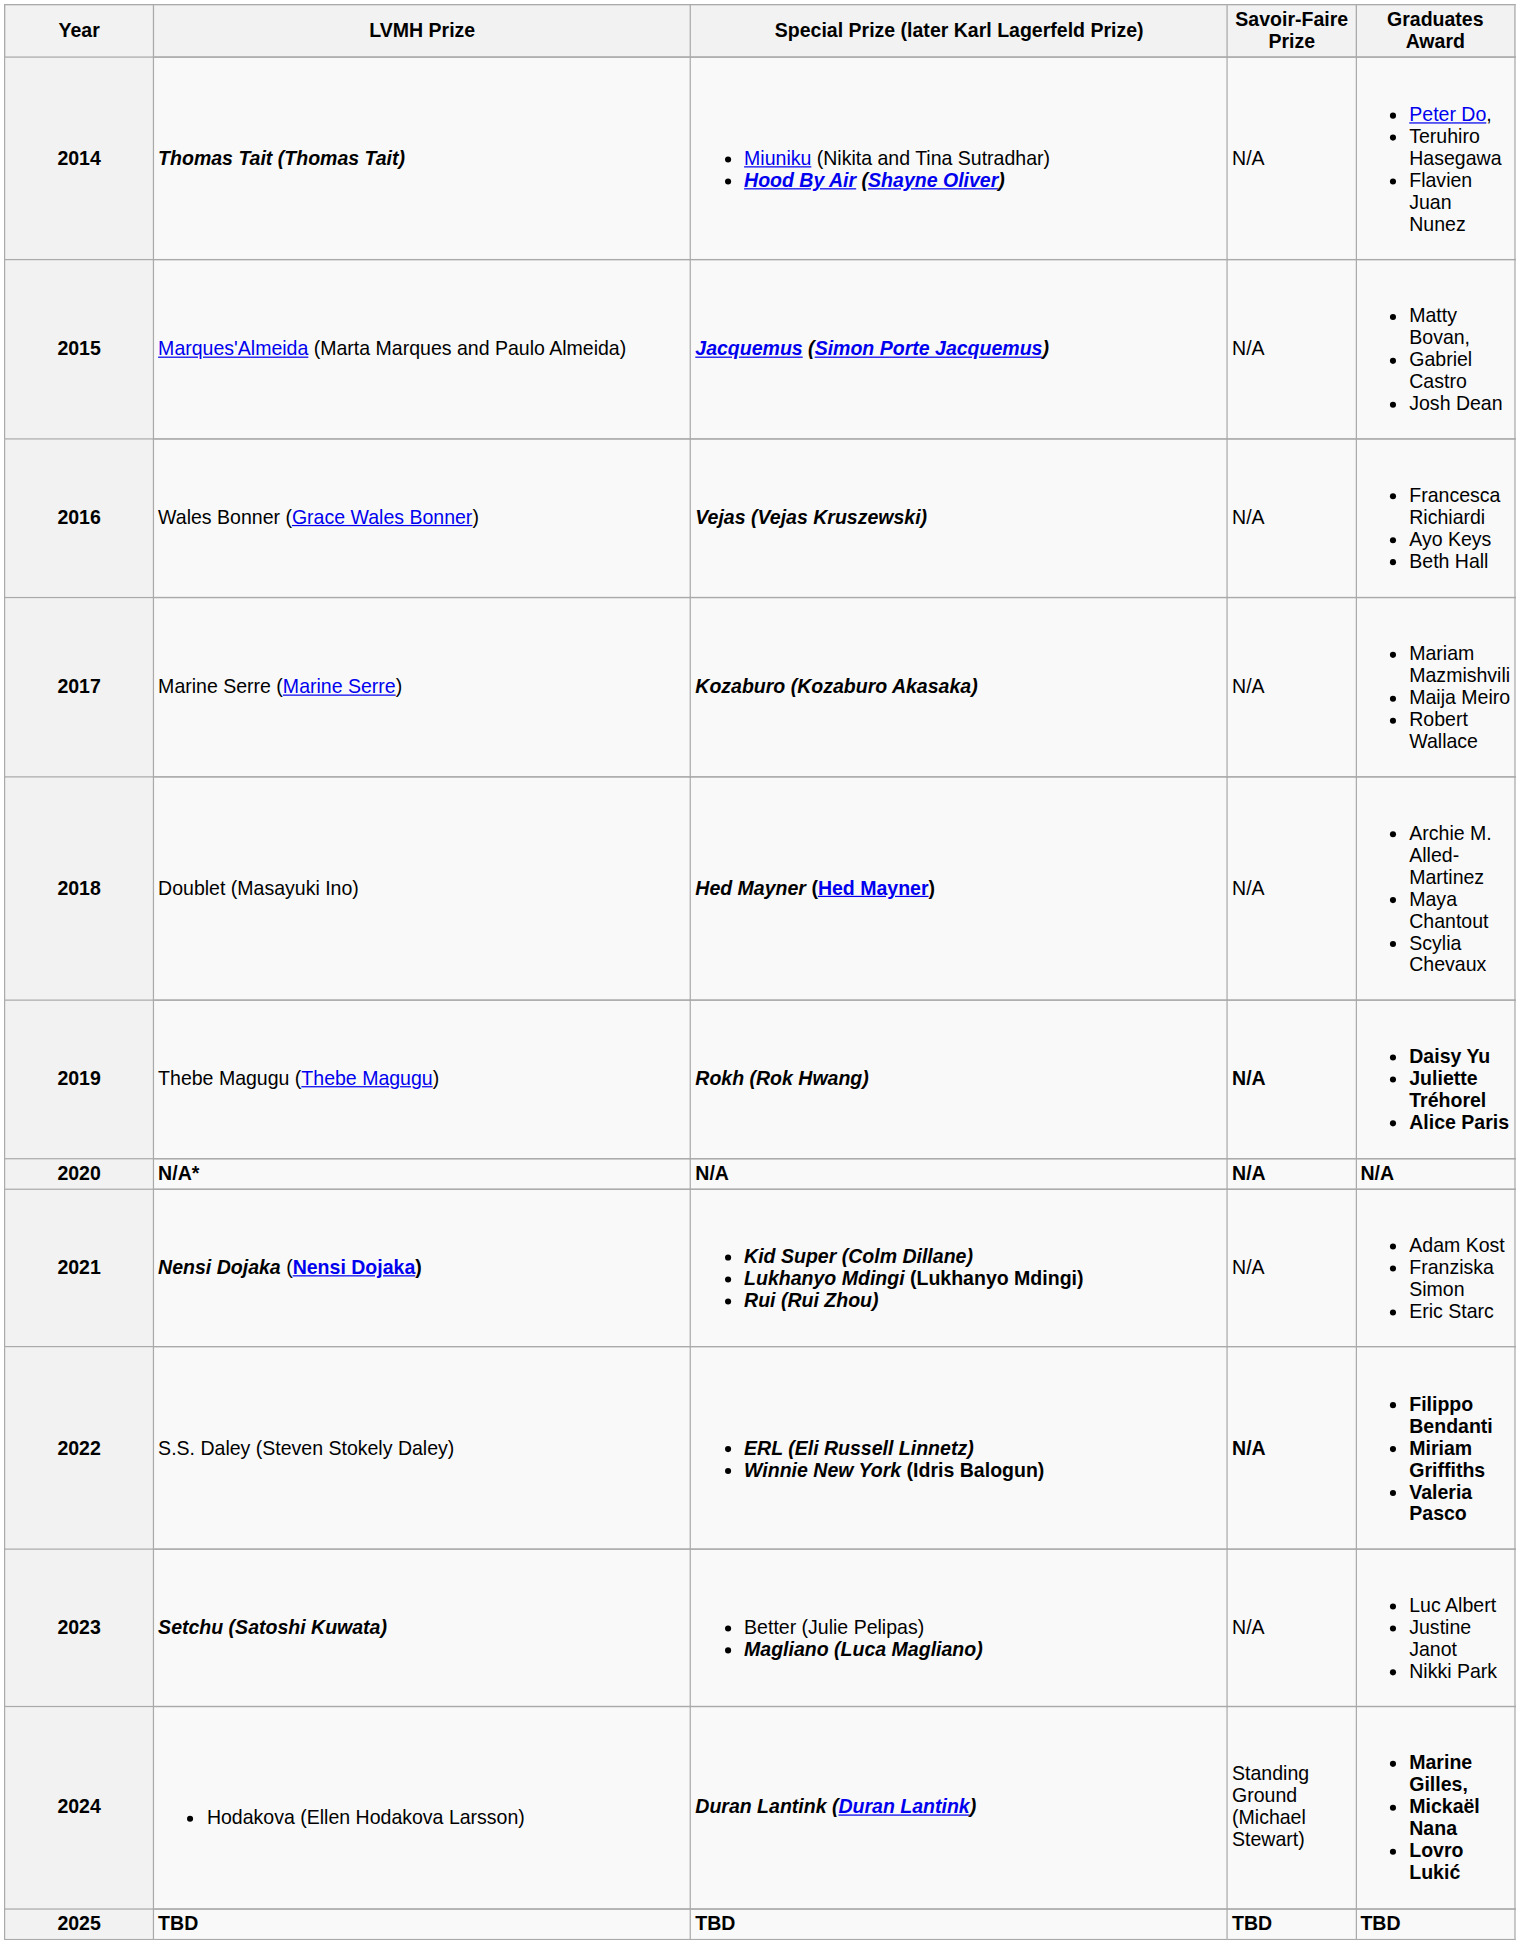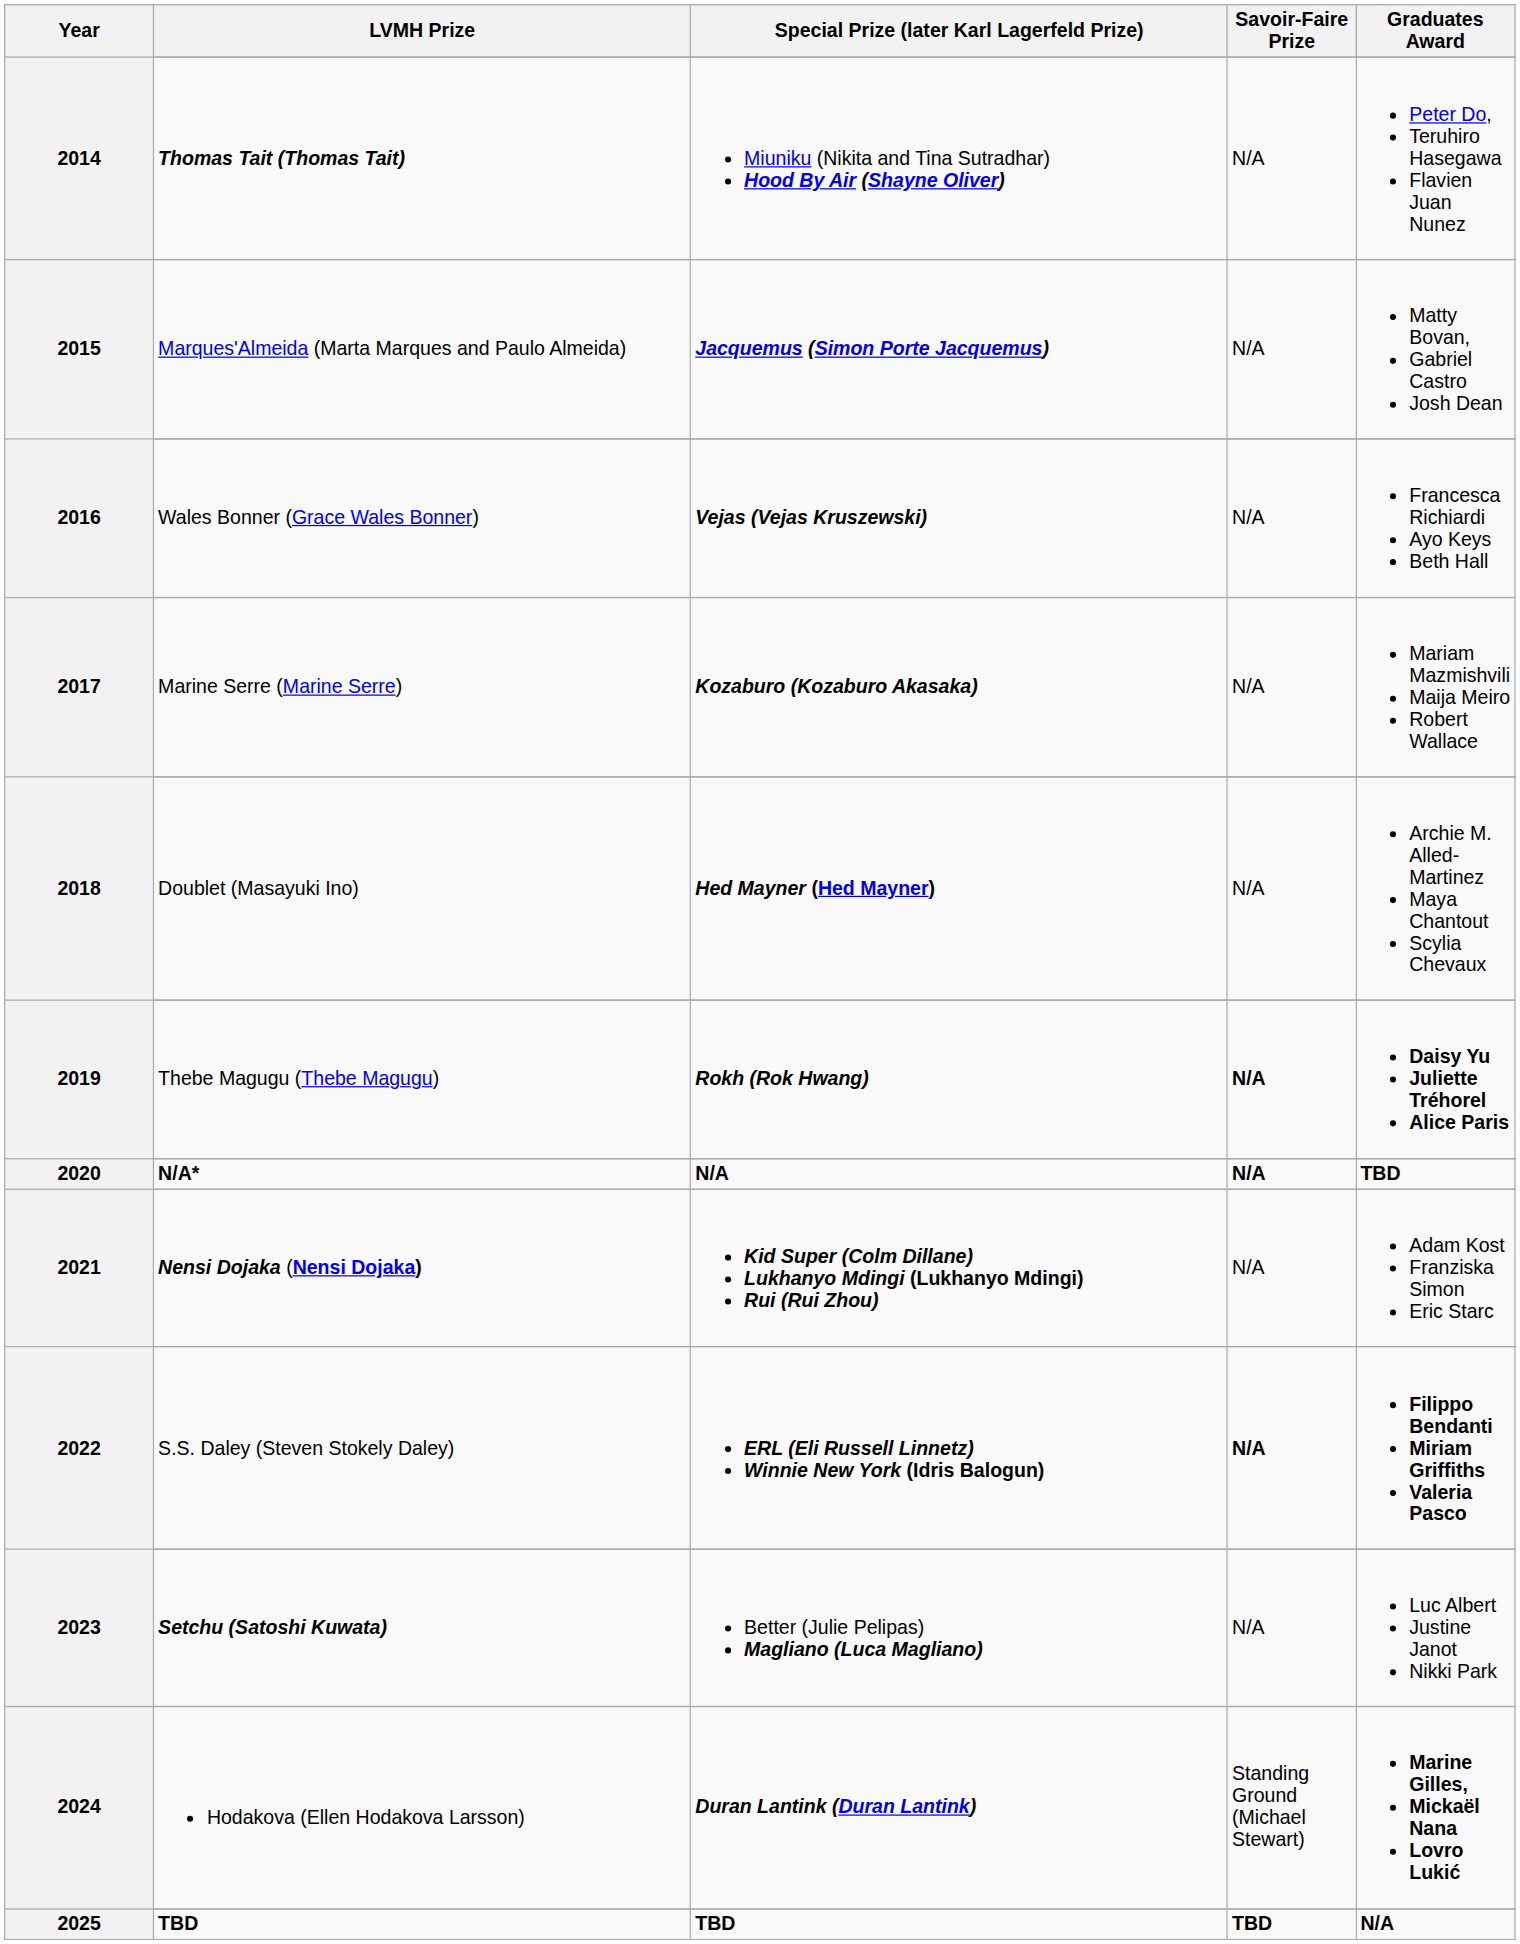(1377, 1173) N/A -> (1381, 1173) TBD
(1381, 1923) TBD -> (1377, 1923) N/A
